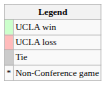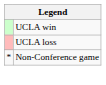- row: (21, 58)
